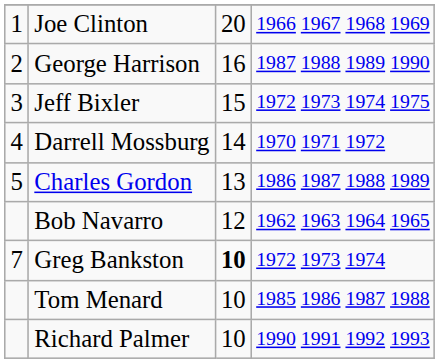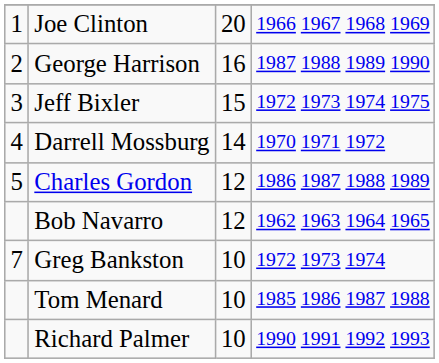(233, 181) 13 -> (233, 181) 12
(233, 260) bold -> (233, 260) normal
